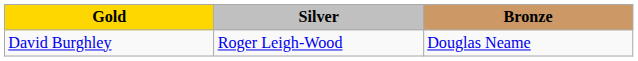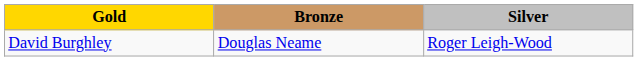columns swapped: (319, 17) <-> (528, 17)
